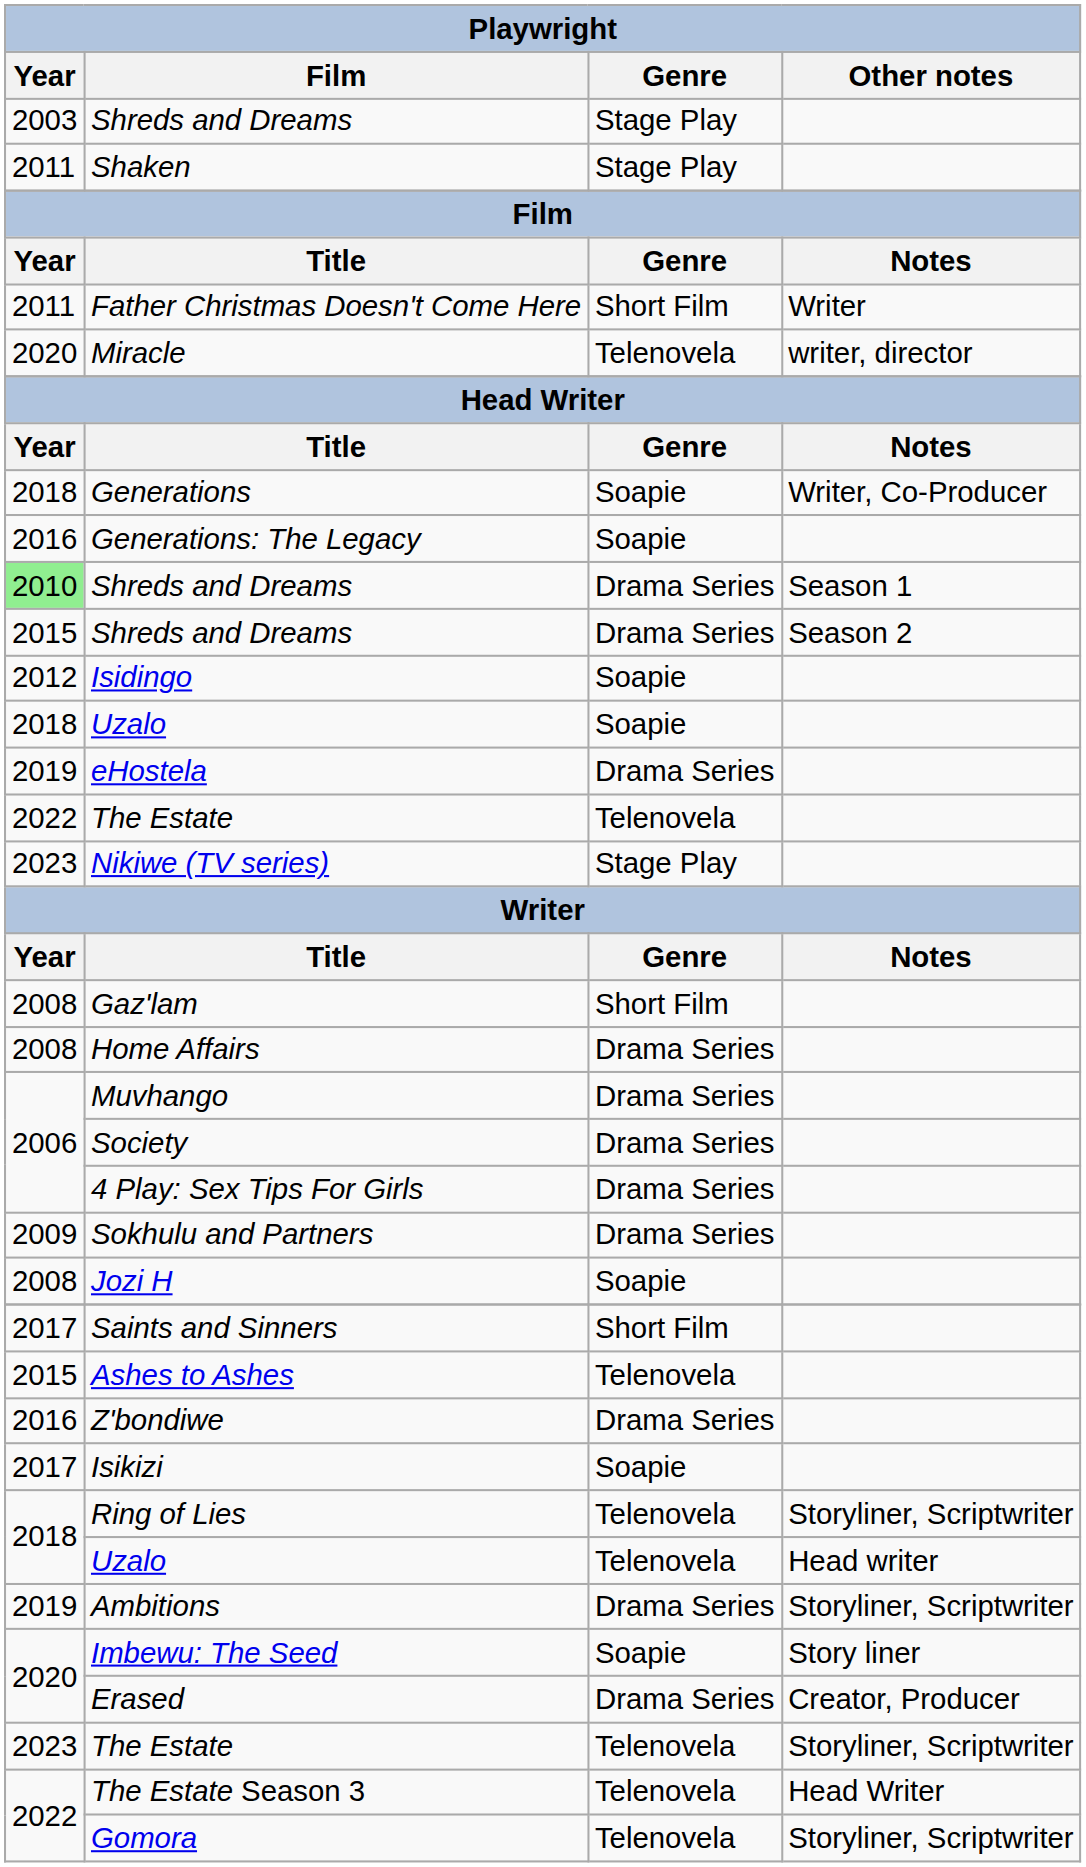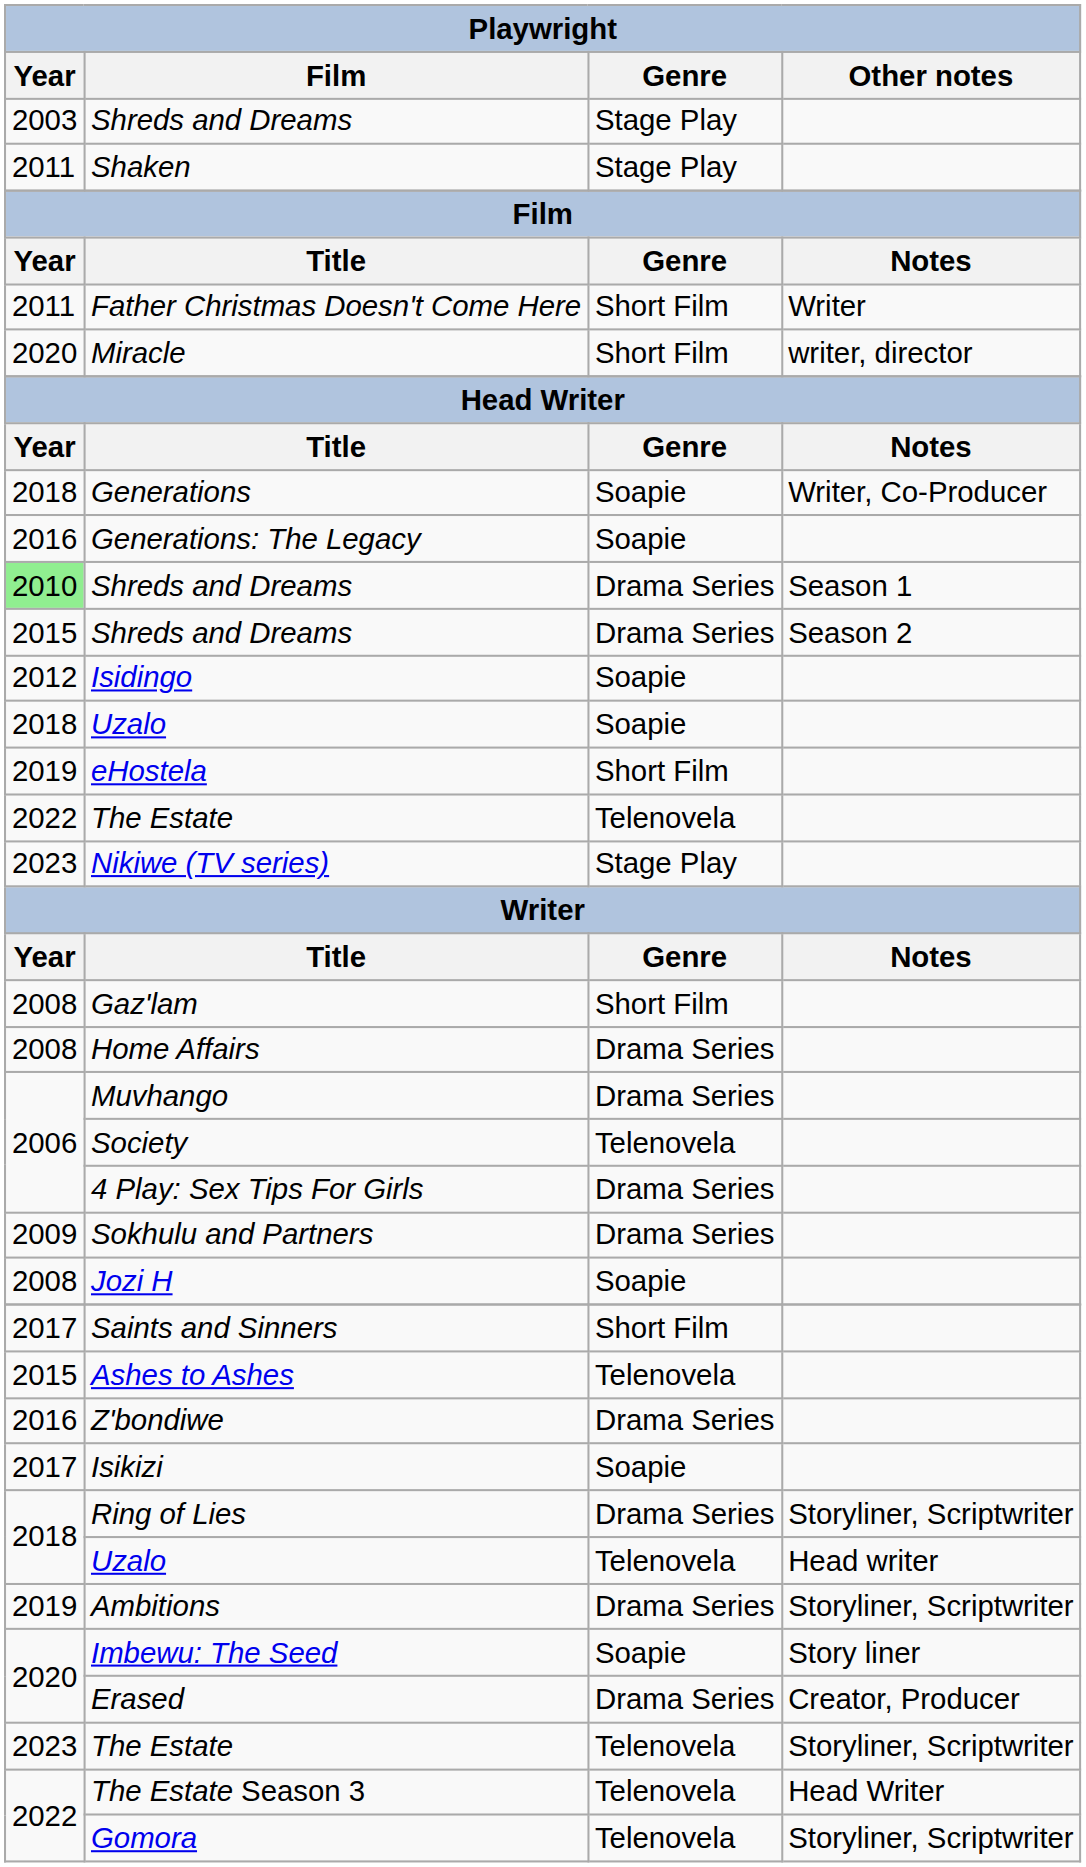(665, 353) Telenovela -> (662, 353) Short Film
(685, 771) Drama Series -> (662, 771) Short Film
(685, 1142) Drama Series -> (665, 1142) Telenovela
(665, 1514) Telenovela -> (685, 1514) Drama Series
